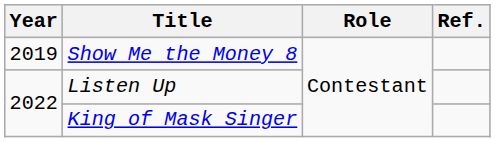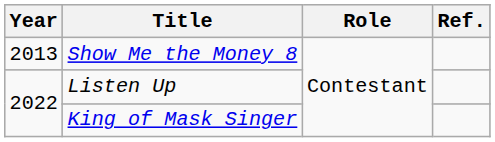(34, 54) 2019 -> (34, 54) 2013
